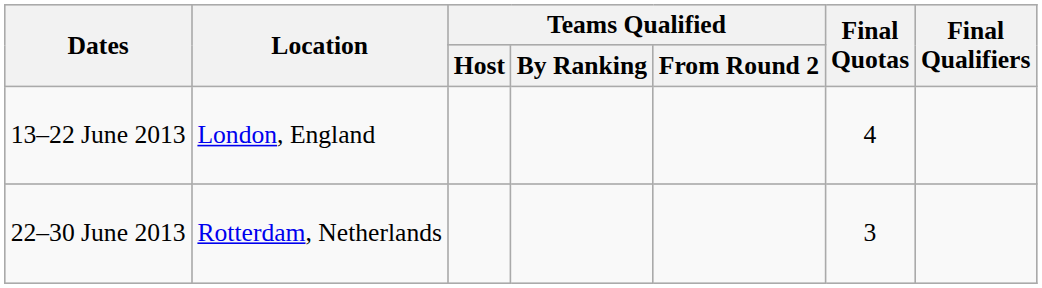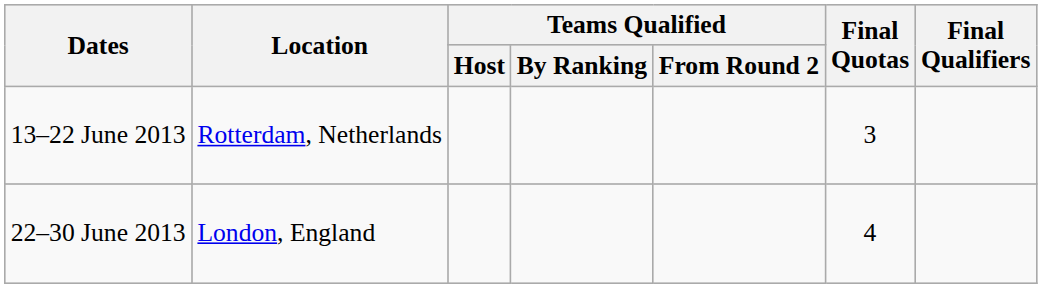(286, 134) London, England -> (320, 134) Rotterdam, Netherlands
(870, 134) 4 -> (870, 134) 3
(320, 232) Rotterdam, Netherlands -> (286, 232) London, England
(870, 233) 3 -> (870, 233) 4
